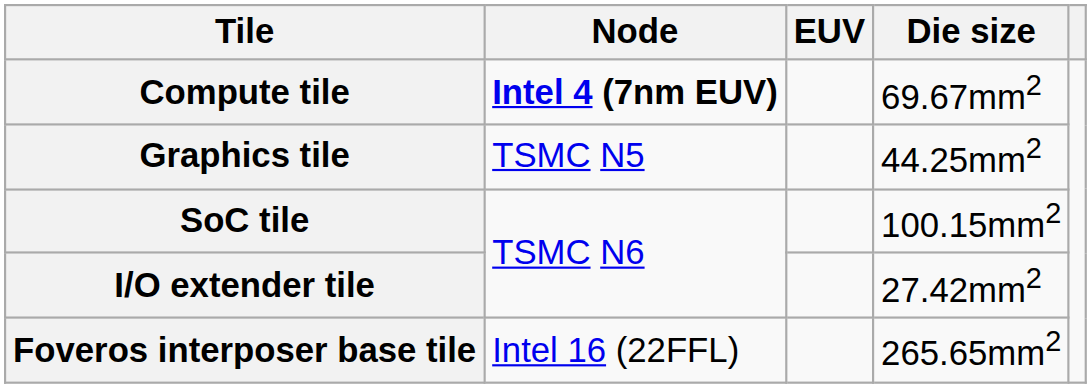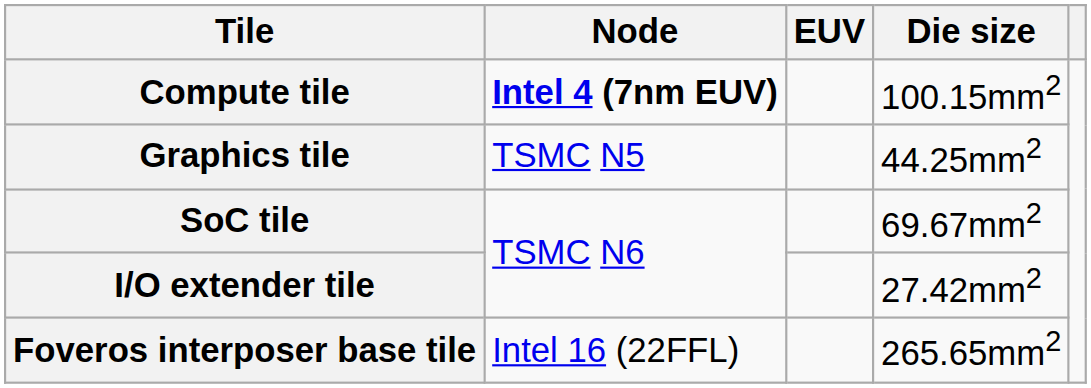(962, 91) 69.67mm2 -> (971, 91) 100.15mm2
(971, 220) 100.15mm2 -> (962, 220) 69.67mm2
